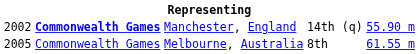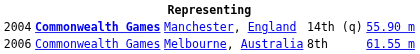(18, 27) 2002 -> (18, 27) 2004
(18, 44) 2005 -> (18, 44) 2006
